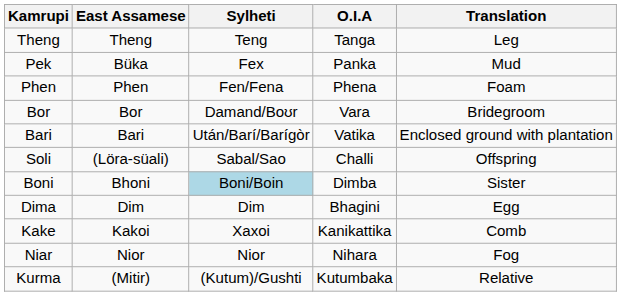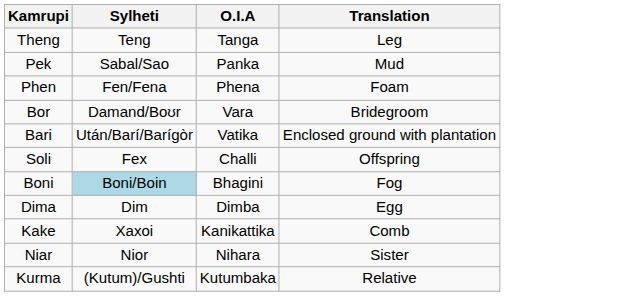- column: (131, 16)
(251, 64) Fex -> (134, 64) Sabal/Sao
(251, 159) Sabal/Sao -> (134, 159) Fex
(355, 183) Dimba -> (238, 183) Bhagini
(506, 183) Sister -> (389, 183) Fog
(355, 207) Bhagini -> (238, 207) Dimba
(506, 254) Fog -> (389, 254) Sister
